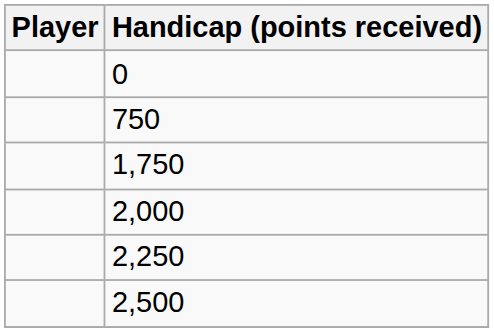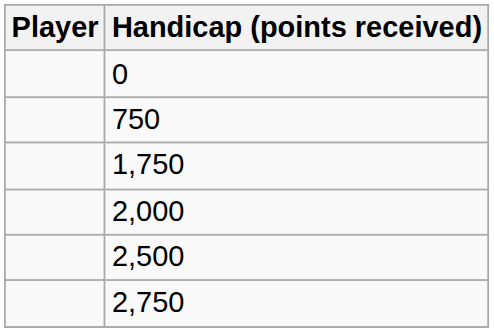- row: (148, 257)
+ row: (148, 303)
